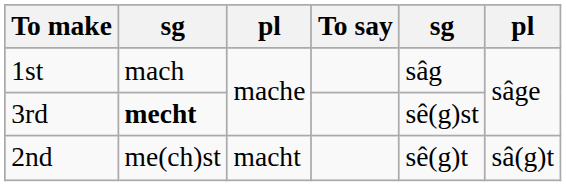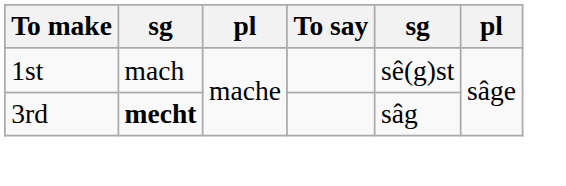(424, 69) sâg -> (418, 69) sê(g)st
(442, 113) sê(g)st -> (399, 113) sâg
- row: (32, 157)
